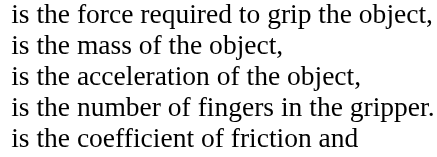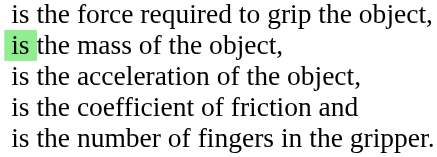(20, 45) no background -> (20, 45) lightgreen background
rows swapped: (197, 137) <-> (235, 106)
